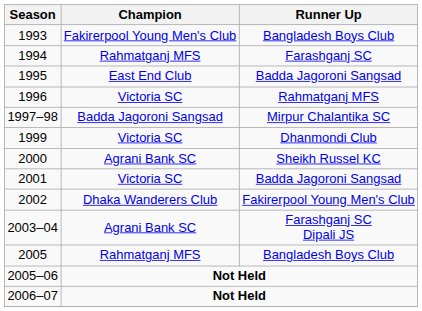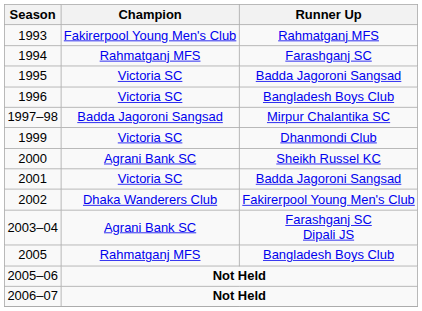(329, 35) Bangladesh Boys Club -> (329, 35) Rahmatganj MFS
(150, 76) East End Club -> (150, 76) Victoria SC
(329, 96) Rahmatganj MFS -> (329, 96) Bangladesh Boys Club
